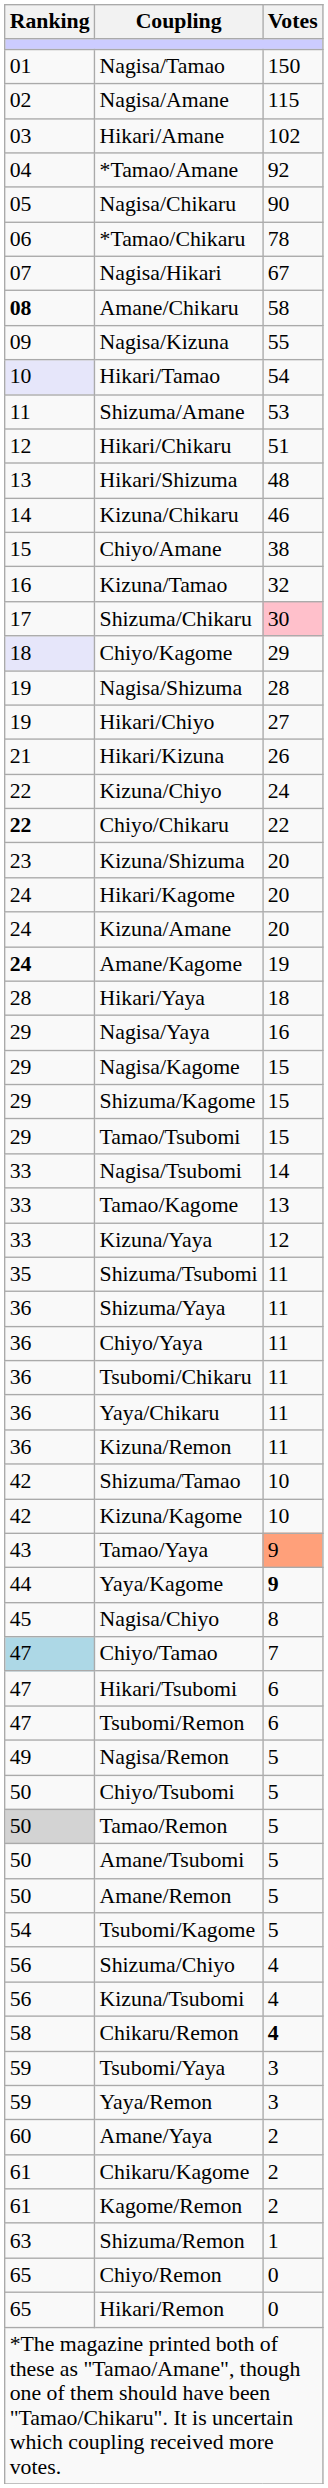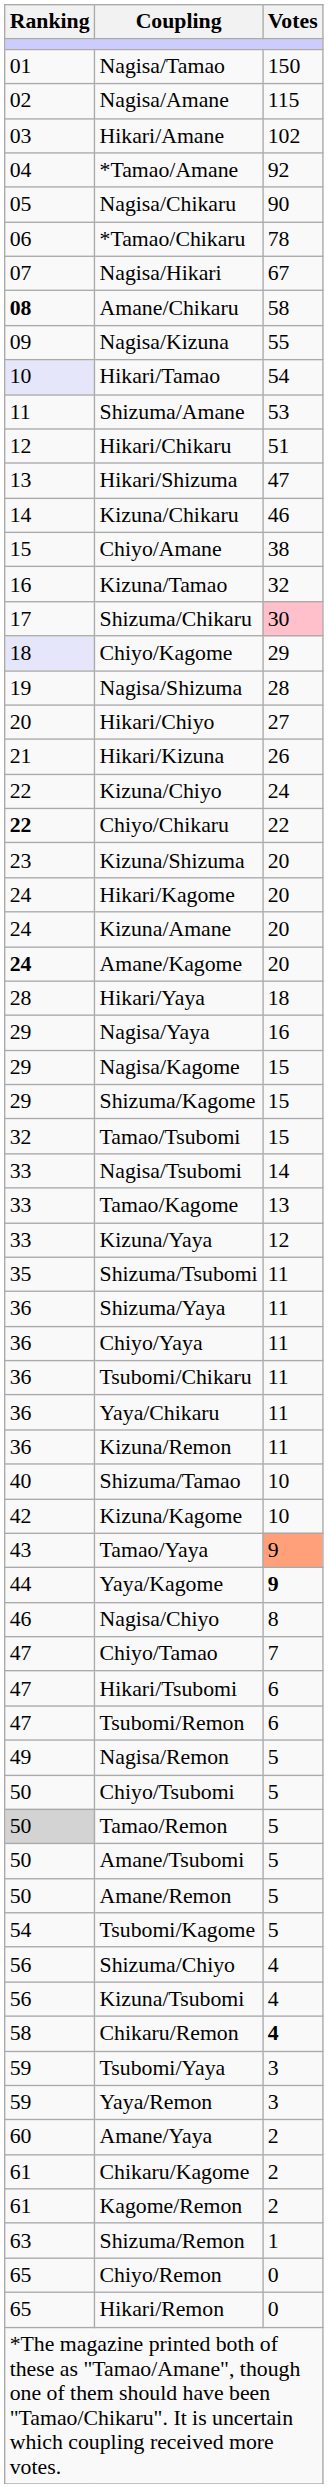(279, 480) 48 -> (279, 480) 47
(21, 721) 19 -> (21, 721) 20
(279, 963) 19 -> (279, 963) 20
(21, 1136) 29 -> (21, 1136) 32
(21, 1481) 42 -> (21, 1481) 40
(21, 1619) 45 -> (21, 1619) 46
(21, 1653) lightblue background -> (21, 1653) no background
